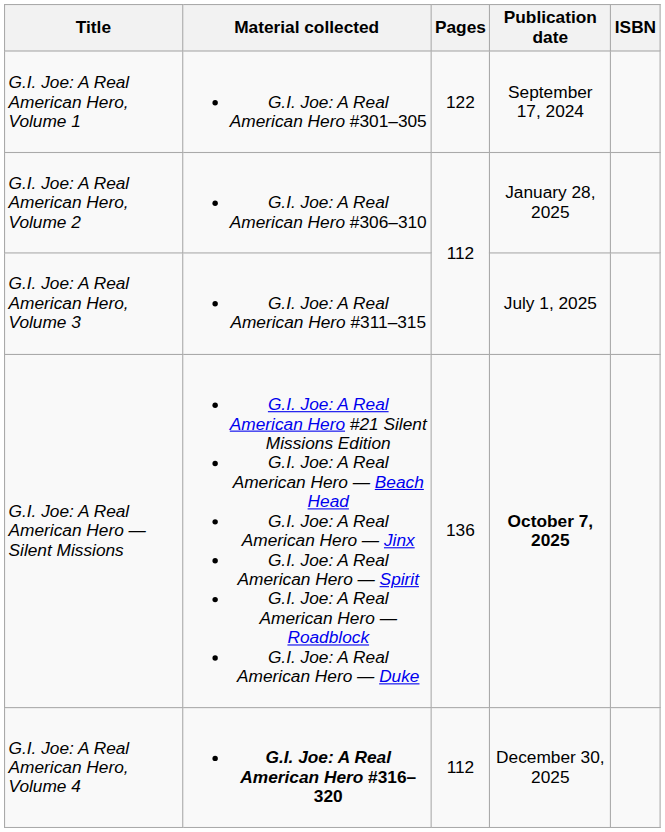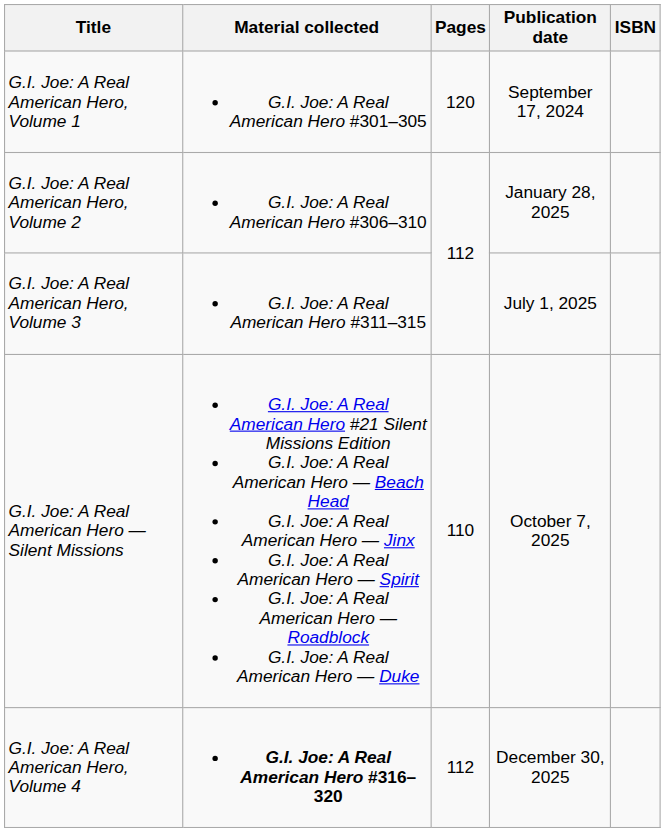(460, 101) 122 -> (460, 101) 120
(460, 530) 136 -> (460, 530) 110
(550, 530) bold -> (550, 530) normal
